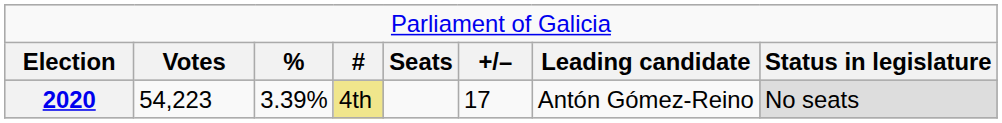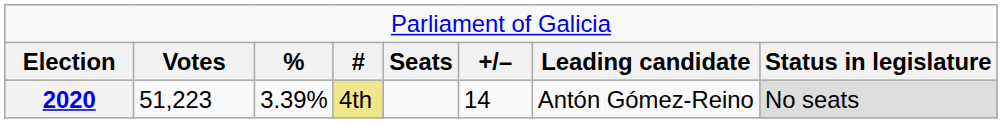(176, 99) 54,223 -> (176, 99) 51,223
(477, 99) 17 -> (477, 99) 14
